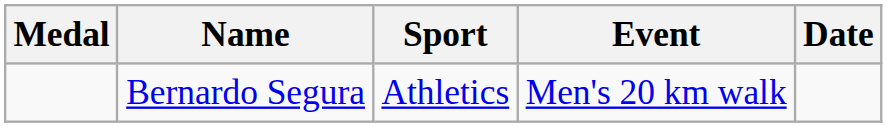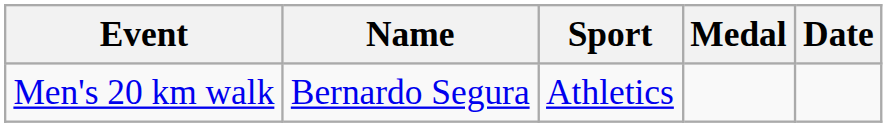columns swapped: (62, 33) <-> (656, 33)
